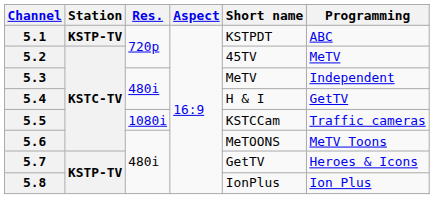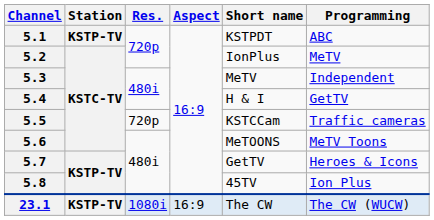(241, 57) 45TV -> (253, 57) IonPlus
(148, 120) 1080i -> (144, 120) 720p
(253, 183) IonPlus -> (241, 183) 45TV
+ row: (35, 205)
